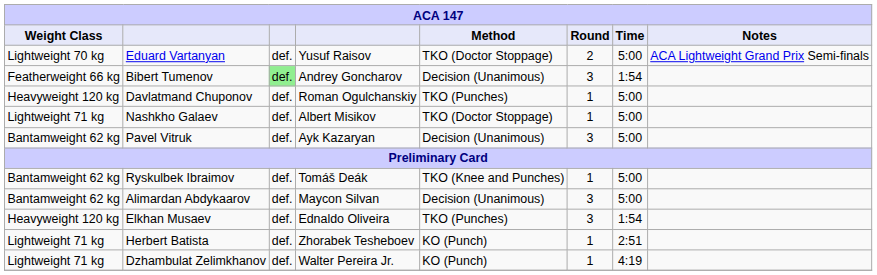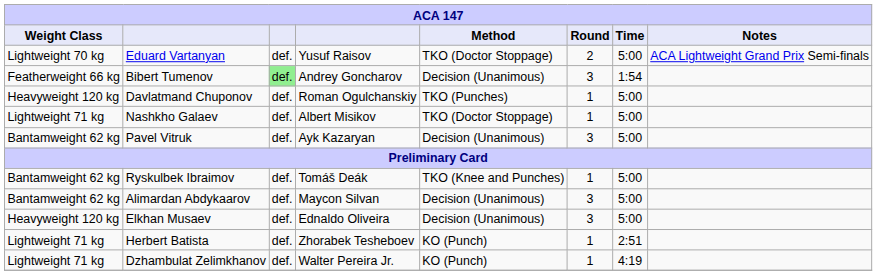(465, 219) TKO (Punches) -> (483, 219) Decision (Unanimous)
(630, 219) 1:54 -> (630, 219) 5:00
